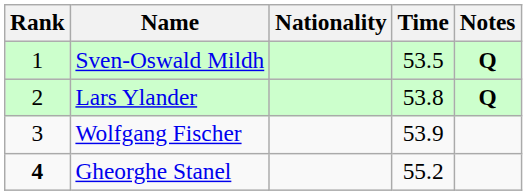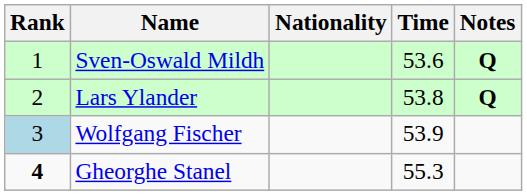(423, 60) 53.5 -> (423, 60) 53.6
(37, 134) no background -> (37, 134) lightblue background
(423, 171) 55.2 -> (423, 171) 55.3
